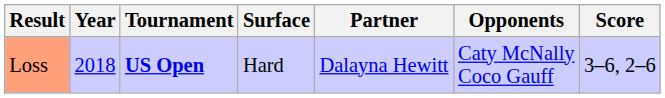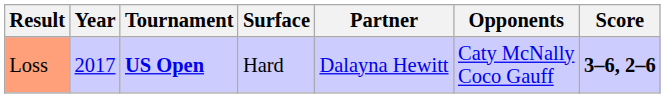(95, 64) 2018 -> (95, 64) 2017
(620, 64) normal -> (620, 64) bold
